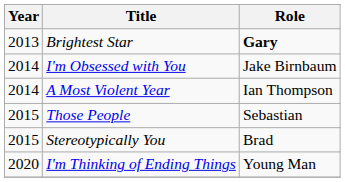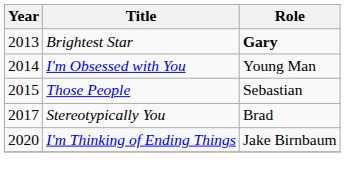(290, 66) Jake Birnbaum -> (279, 66) Young Man
- row: (108, 90)
(24, 139) 2015 -> (24, 115) 2017
(279, 164) Young Man -> (290, 139) Jake Birnbaum
